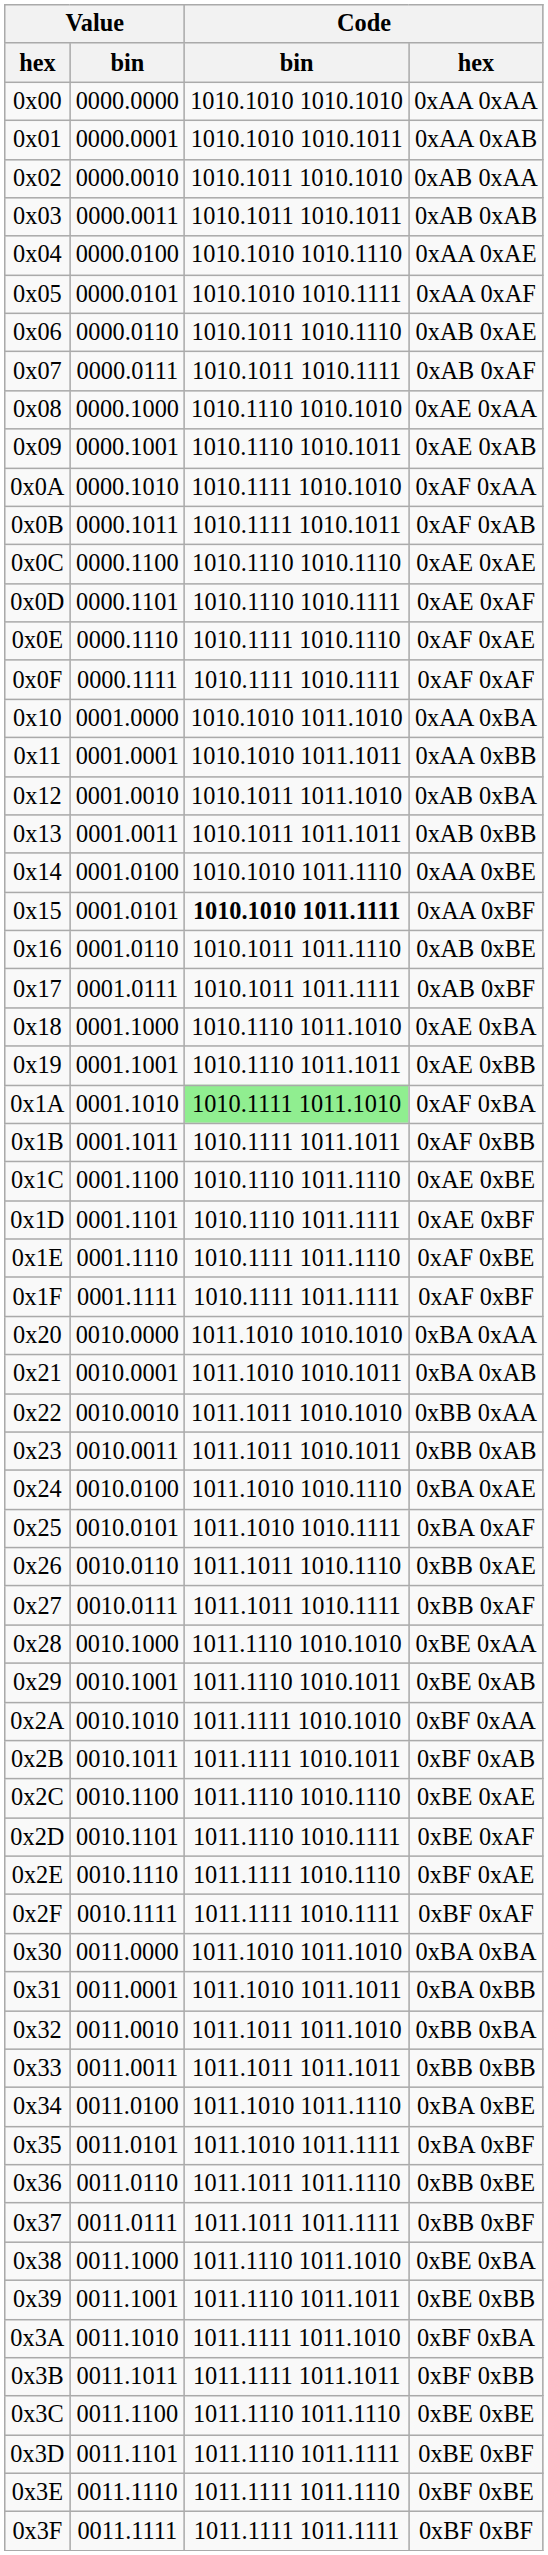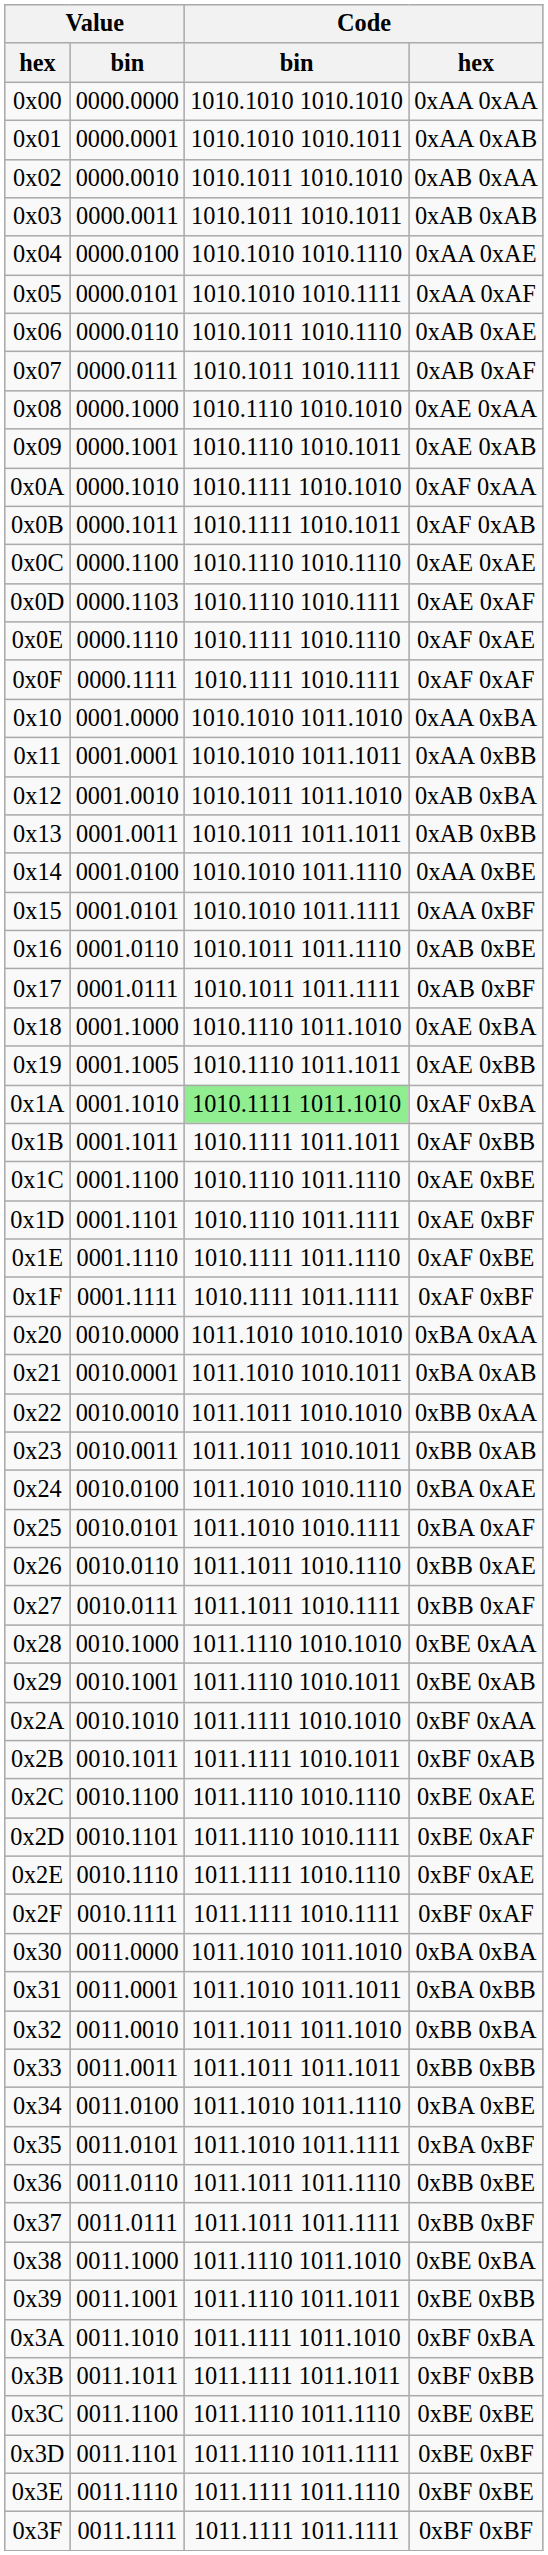(127, 602) 0000.1101 -> (127, 602) 0000.1103
(297, 910) bold -> (297, 910) normal
(127, 1065) 0001.1001 -> (127, 1065) 0001.1005
